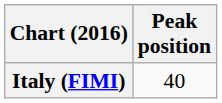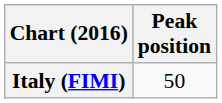(174, 80) 40 -> (174, 80) 50
